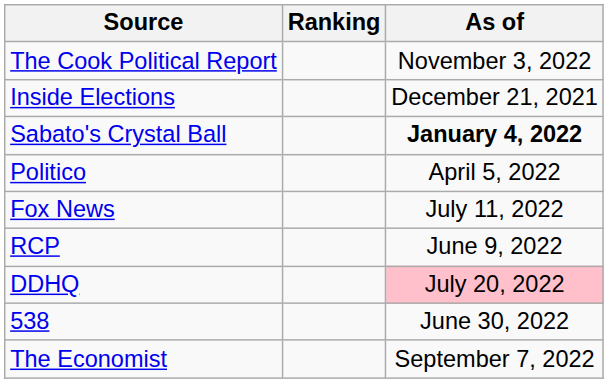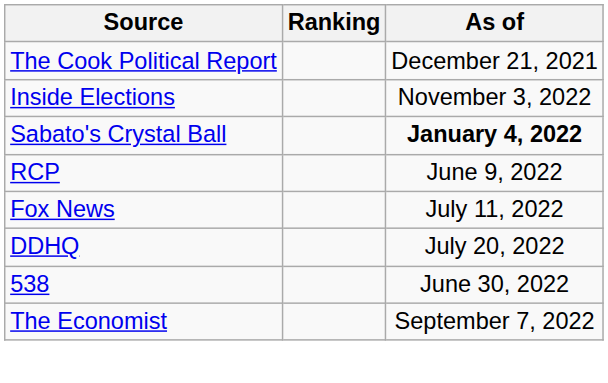(495, 60) November 3, 2022 -> (495, 60) December 21, 2021
(495, 97) December 21, 2021 -> (495, 97) November 3, 2022
- row: (48, 172)
rows swapped: (35, 246) <-> (62, 209)
(495, 284) pink background -> (495, 246) no background
